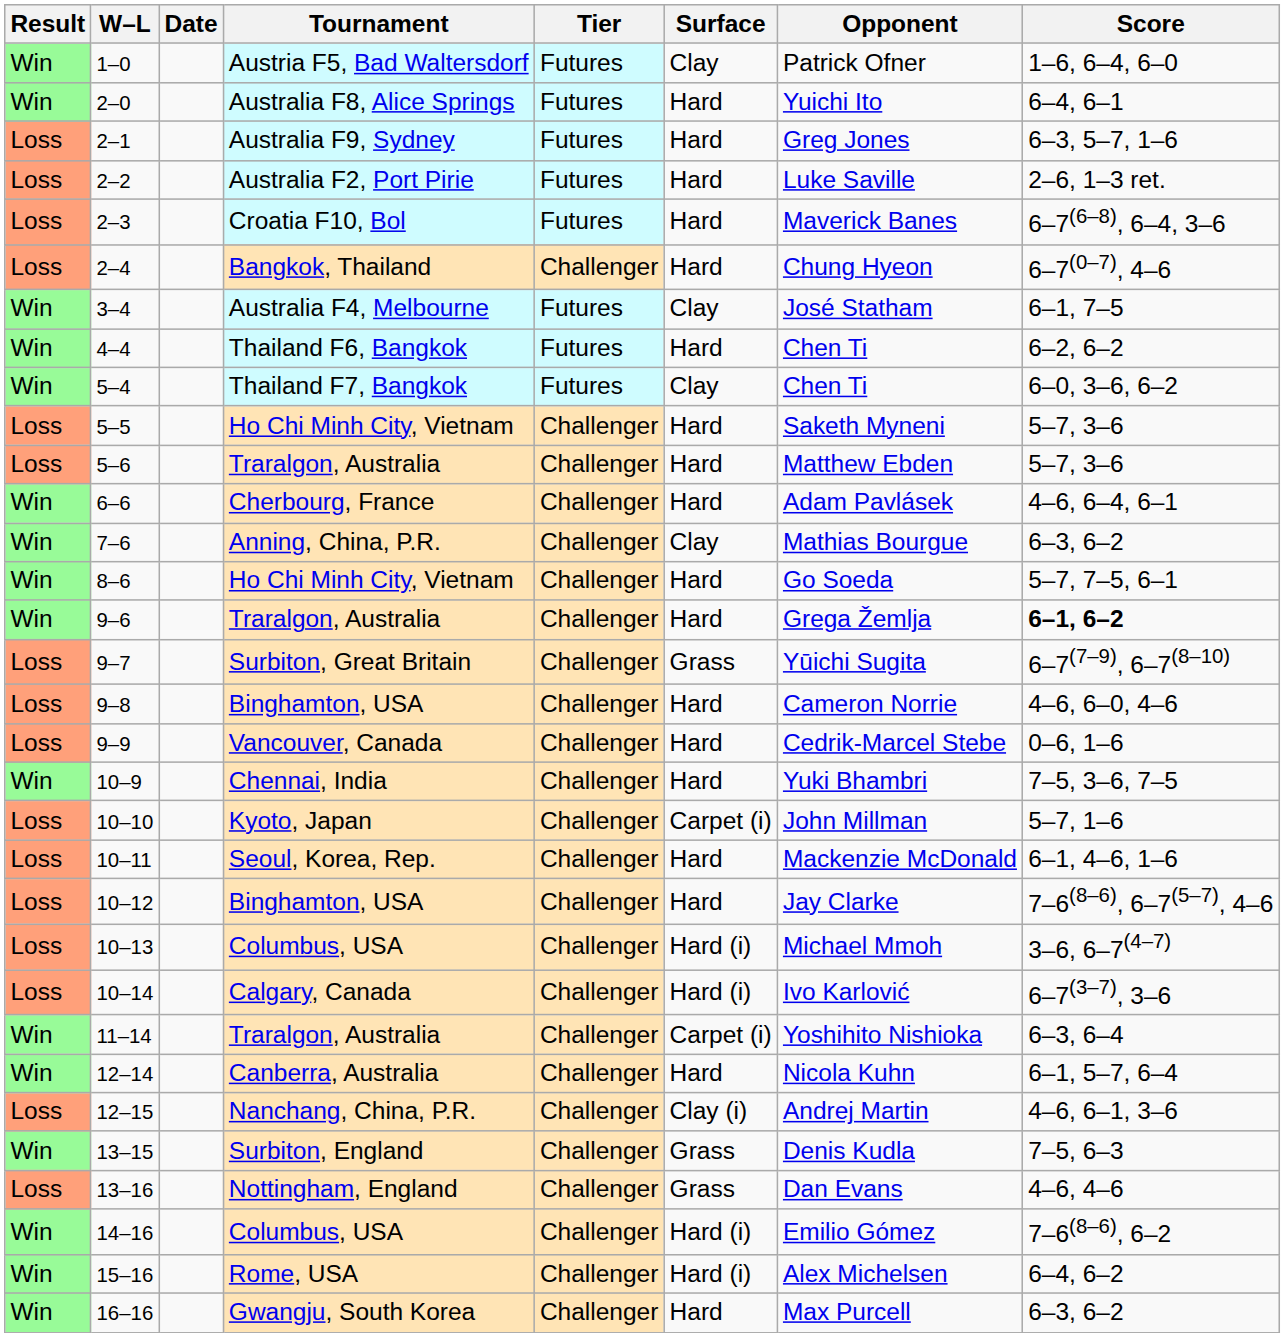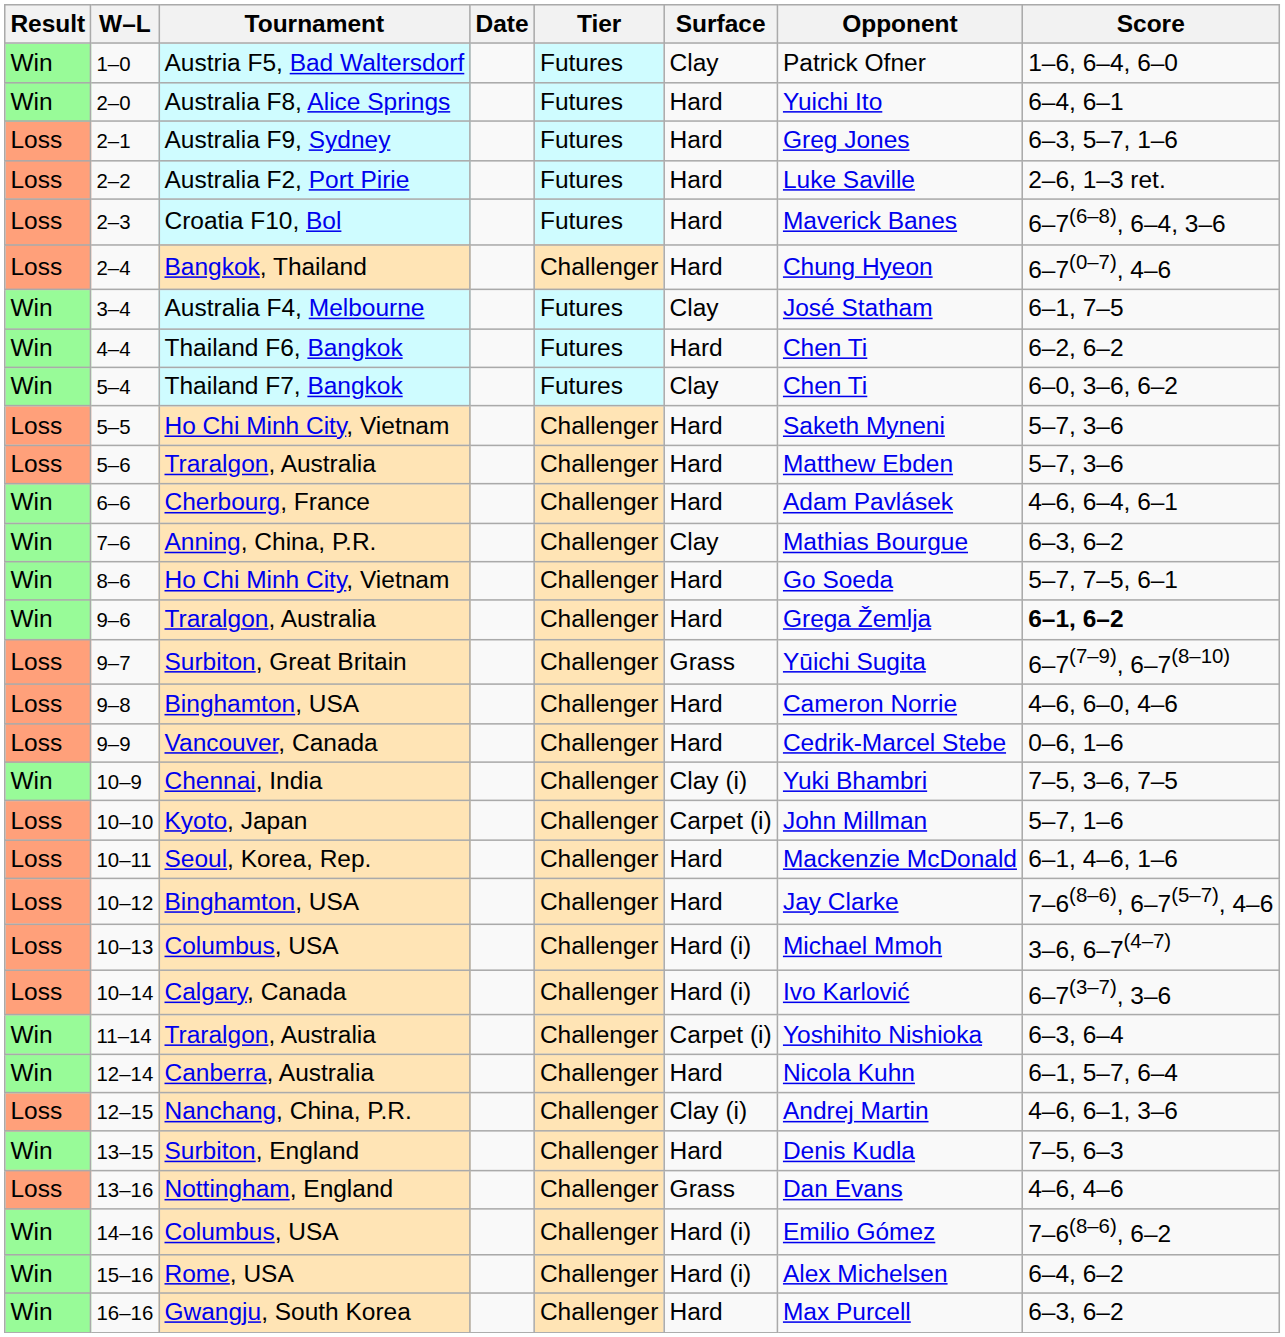columns swapped: (191, 23) <-> (379, 23)
(696, 781) Hard -> (708, 781) Clay (i)
(702, 1150) Grass -> (696, 1150) Hard
